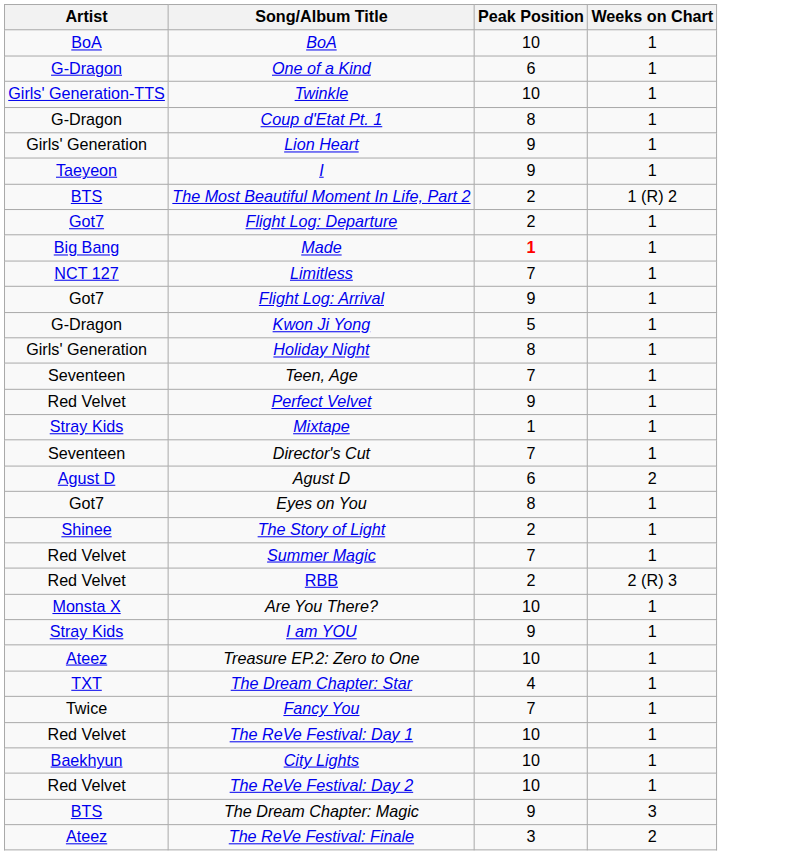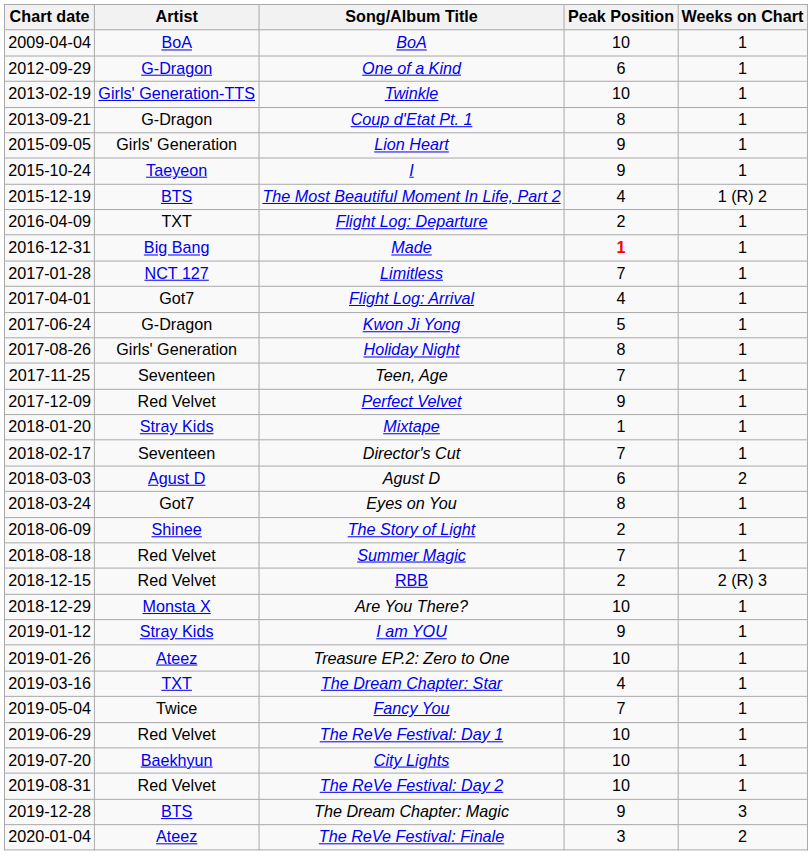+ column: (50, 17)
(531, 196) 2 -> (621, 196) 4
(87, 222) Got7 -> (177, 222) TXT
(531, 299) 9 -> (621, 299) 4
